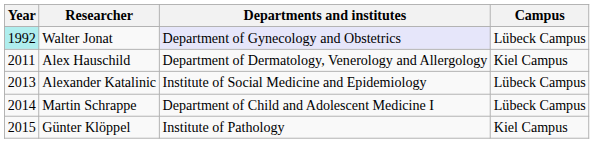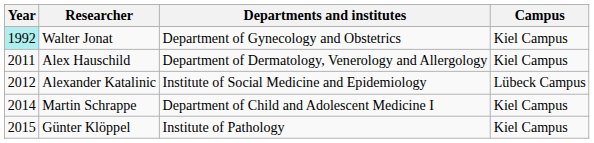(282, 37) lavender background -> (282, 37) no background
(540, 37) Lübeck Campus -> (531, 37) Kiel Campus
(22, 82) 2013 -> (22, 82) 2012
(540, 104) Lübeck Campus -> (531, 104) Kiel Campus
